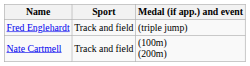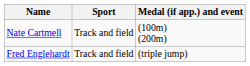rows swapped: (34, 48) <-> (38, 27)
